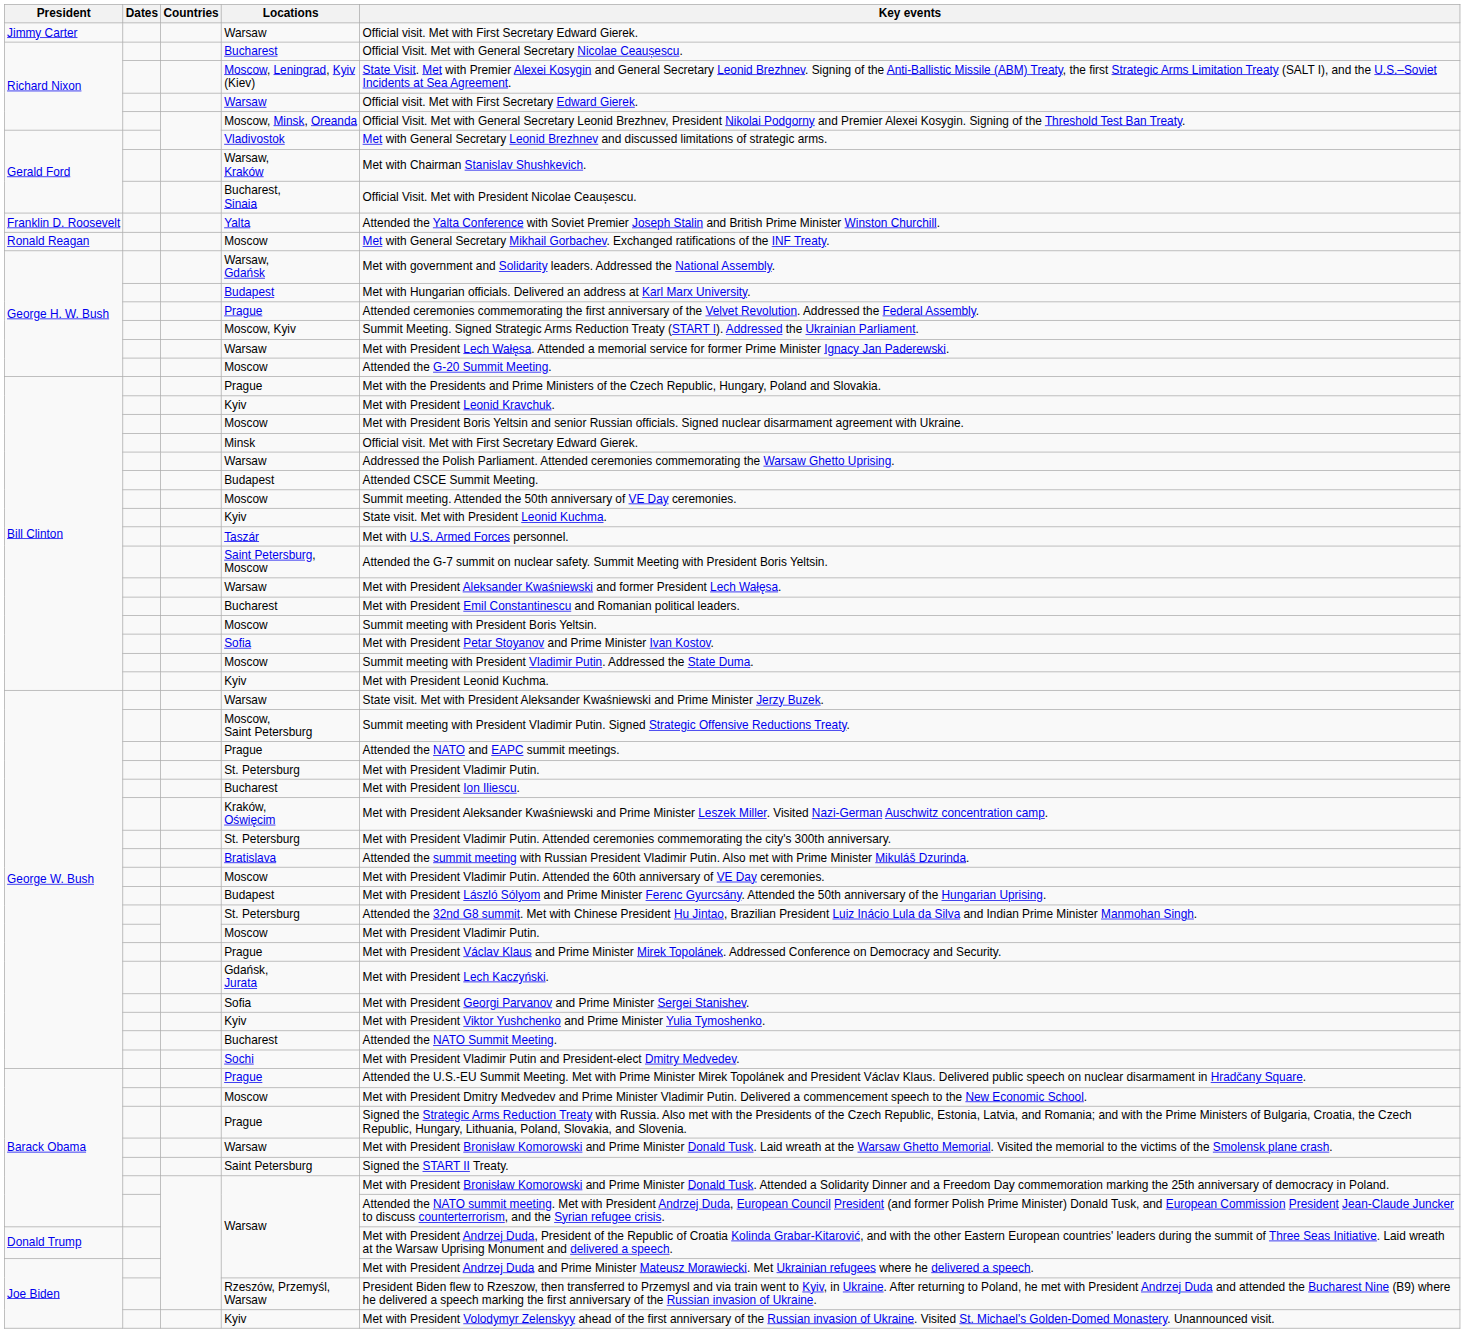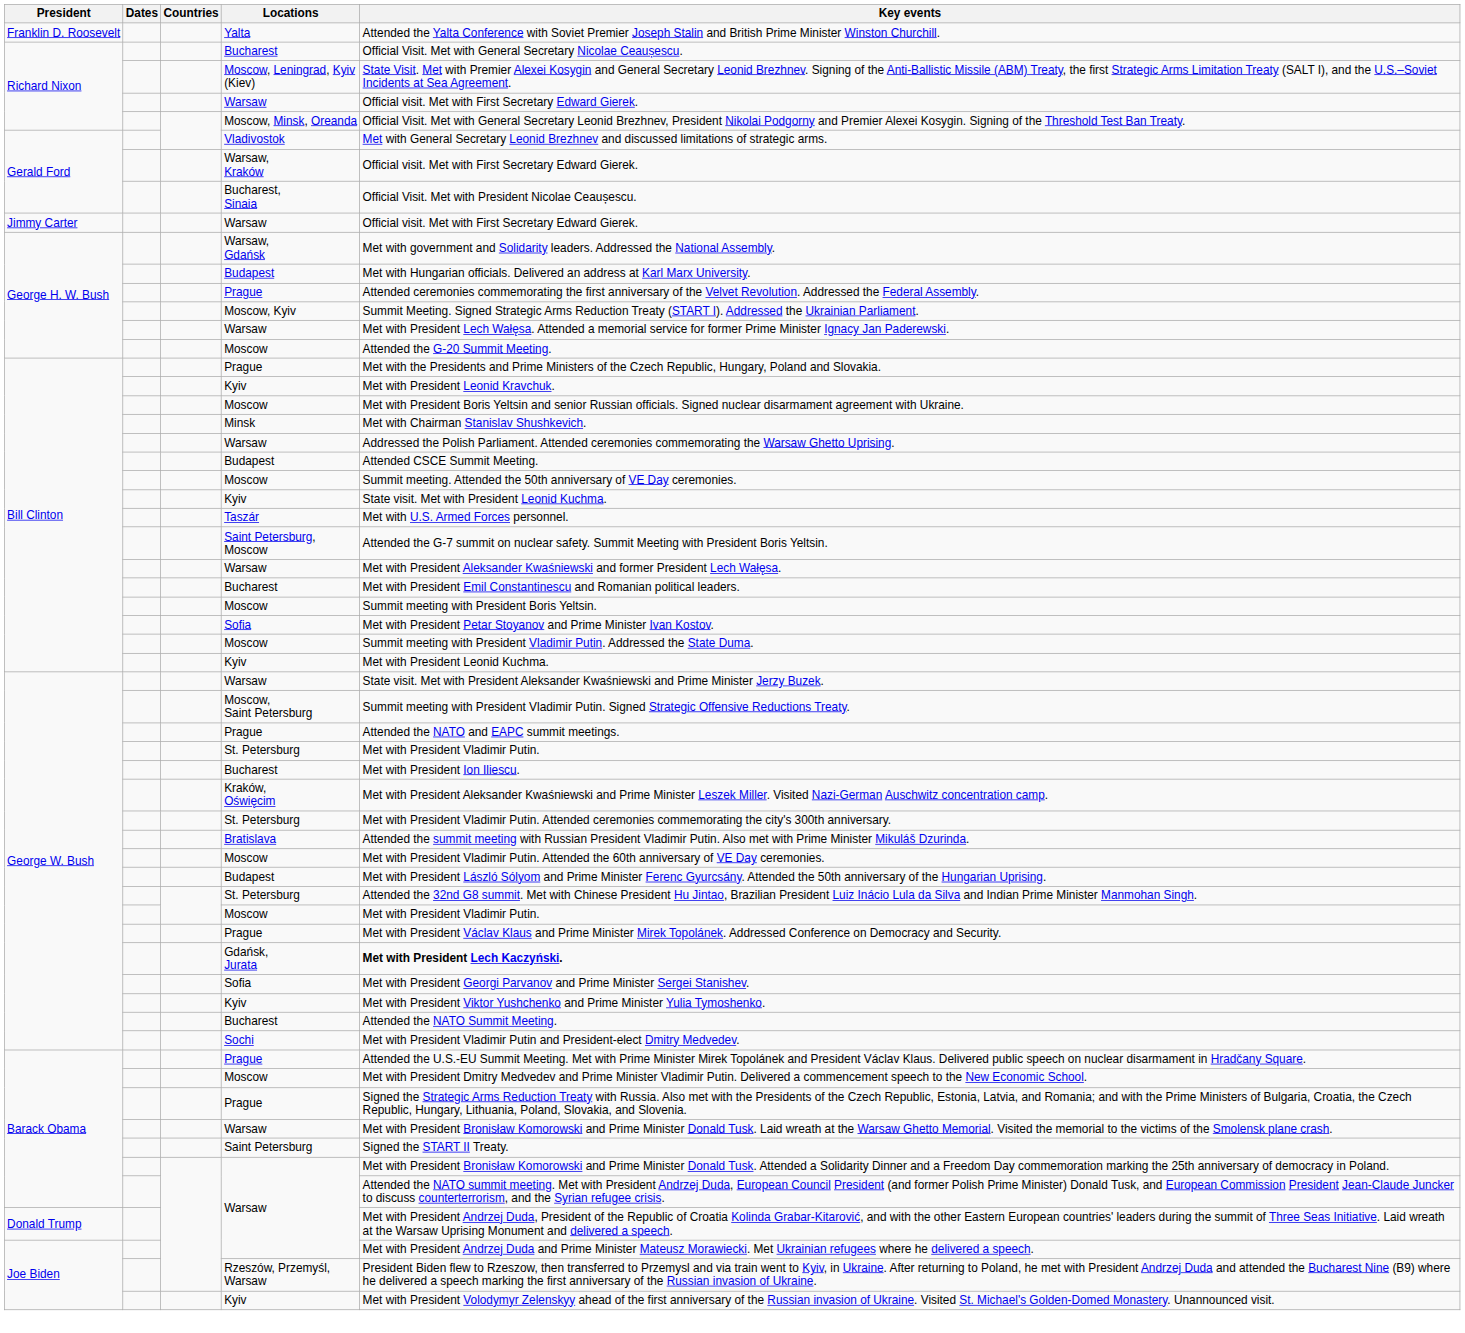rows swapped: (64, 222) <-> (42, 32)
(475, 165) Met with Chairman Stanislav Shushkevich. -> (500, 165) Official visit. Met with First Secretary Edward Gierek.
- row: (48, 241)
(500, 442) Official visit. Met with First Secretary Edward Gierek. -> (475, 423) Met with Chairman Stanislav Shushkevich.
(456, 977) normal -> (463, 958) bold
